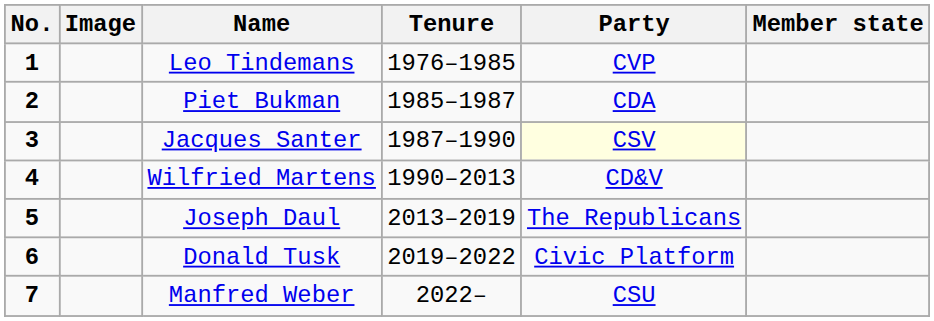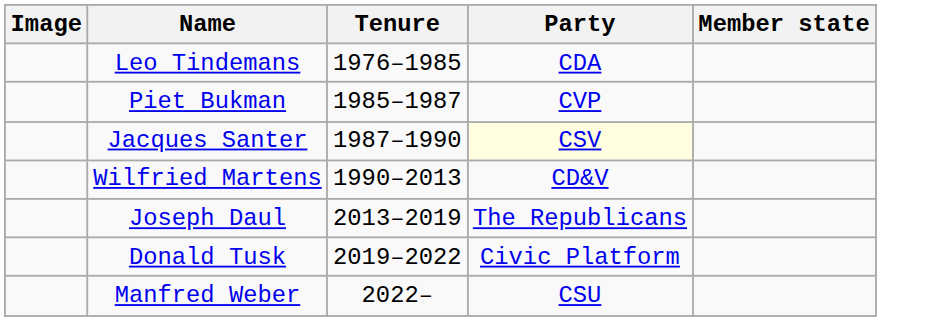- column: (32, 24)
(634, 63) CVP -> (580, 63) CDA
(634, 102) CDA -> (580, 102) CVP
